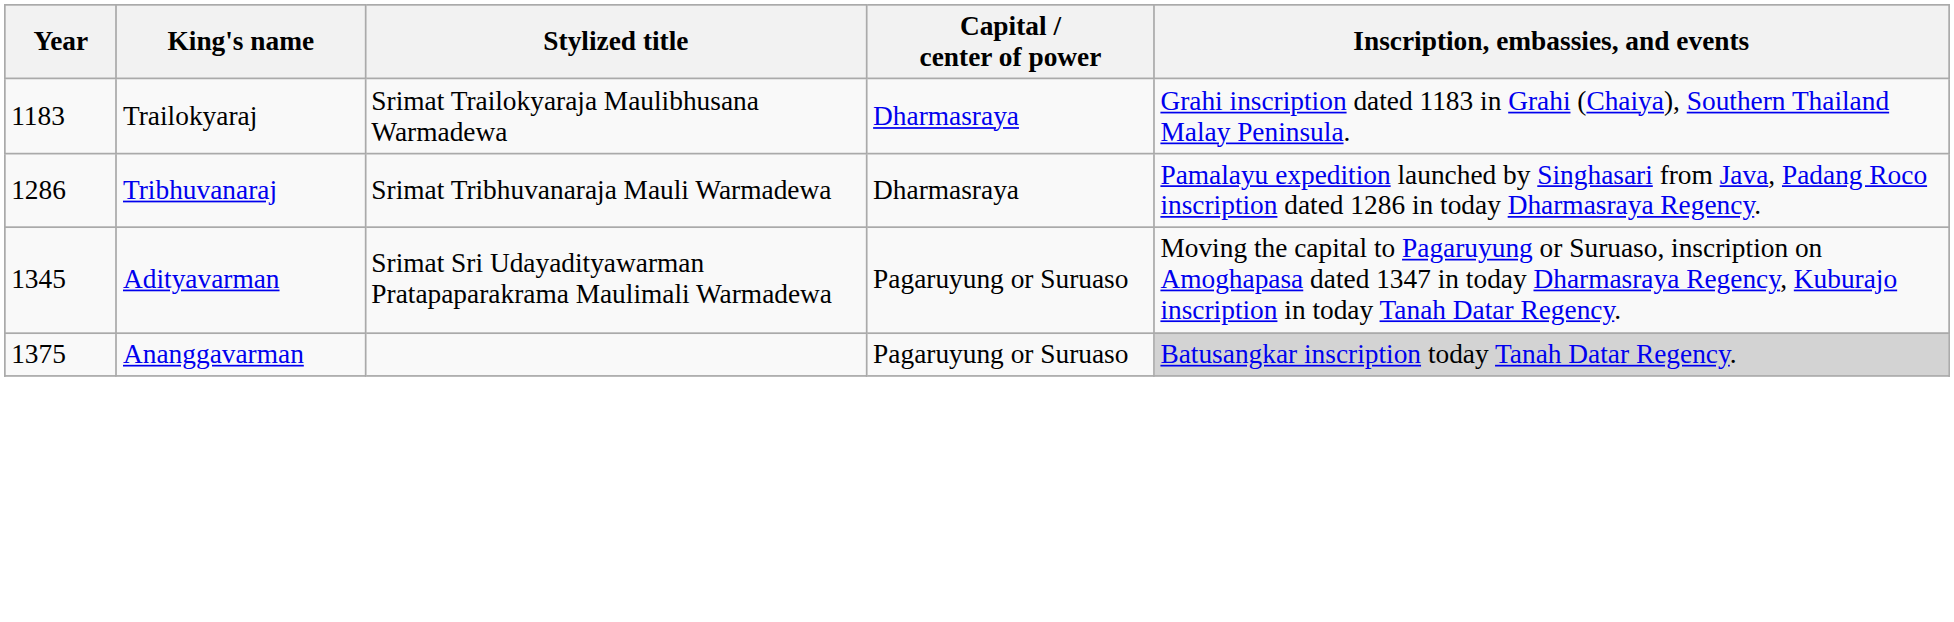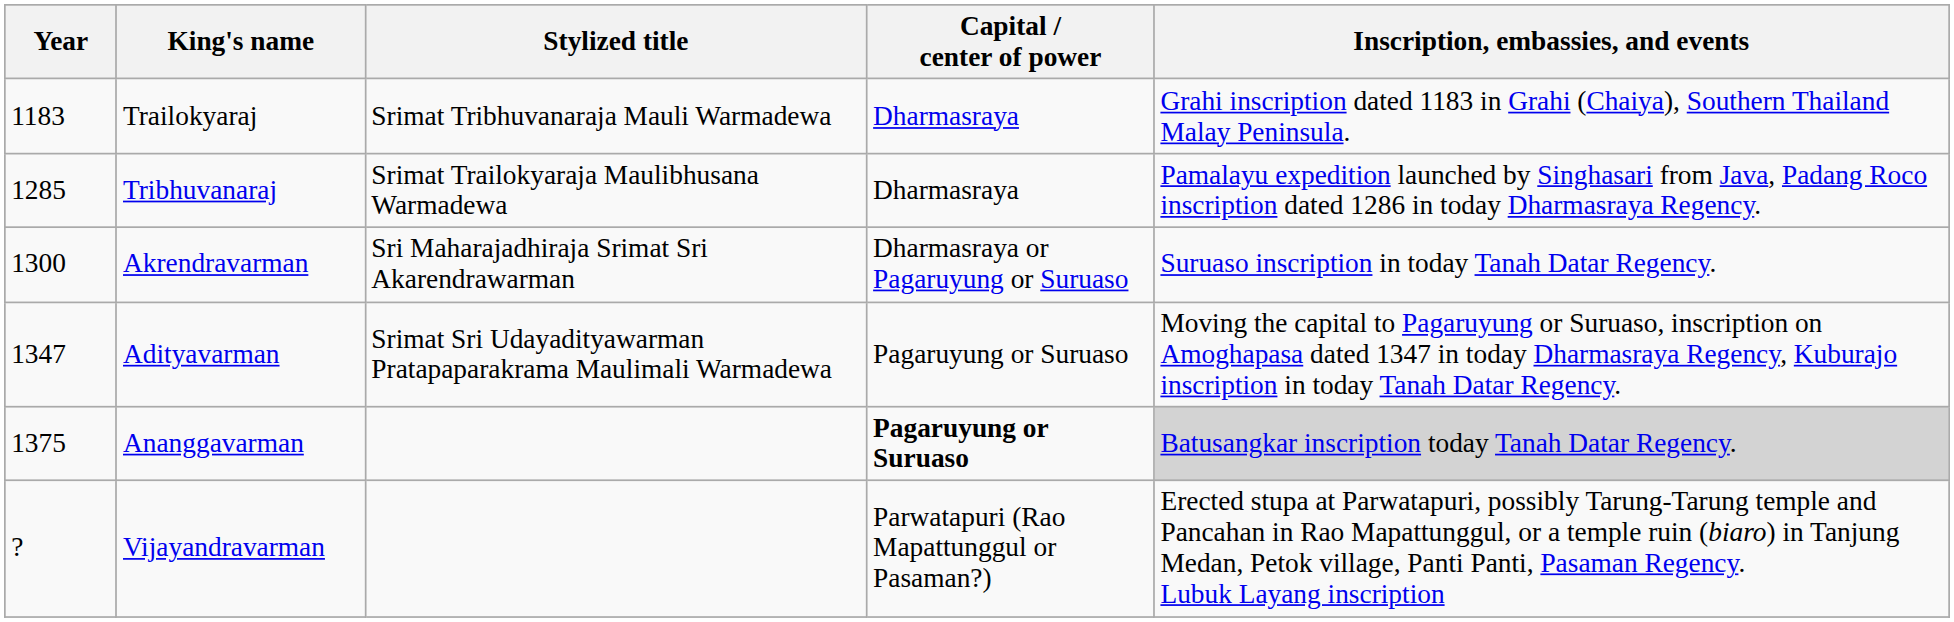(565, 115) Srimat Trailokyaraja Maulibhusana Warmadewa -> (601, 115) Srimat Tribhuvanaraja Mauli Warmadewa
(39, 189) 1286 -> (39, 189) 1285
(601, 189) Srimat Tribhuvanaraja Mauli Warmadewa -> (565, 189) Srimat Trailokyaraja Maulibhusana Warmadewa
+ row: (216, 264)
(39, 279) 1345 -> (39, 353) 1347
(1001, 353) normal -> (961, 443) bold
+ row: (224, 548)
